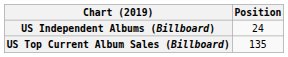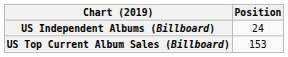(258, 44) 135 -> (258, 44) 153
